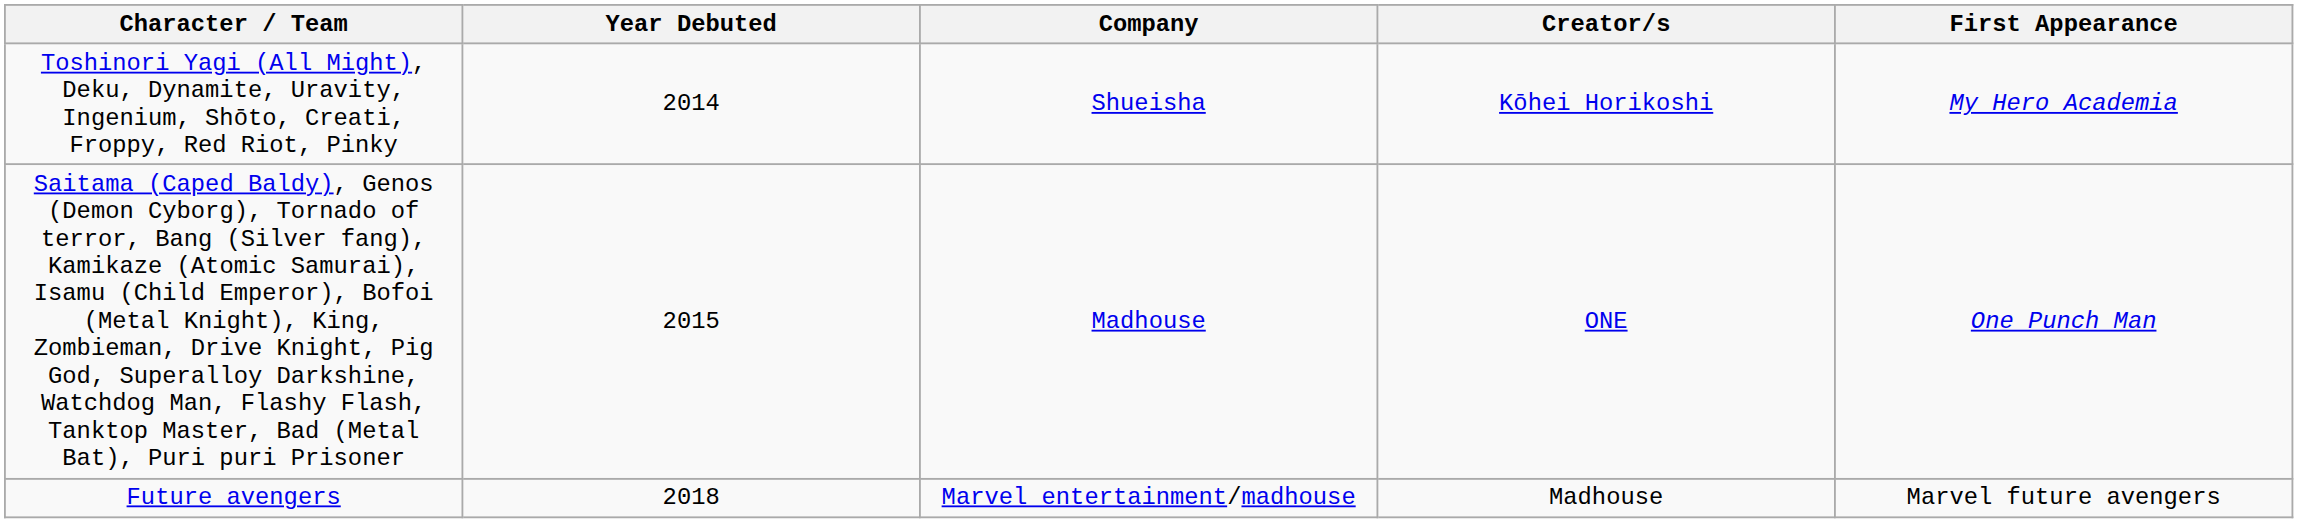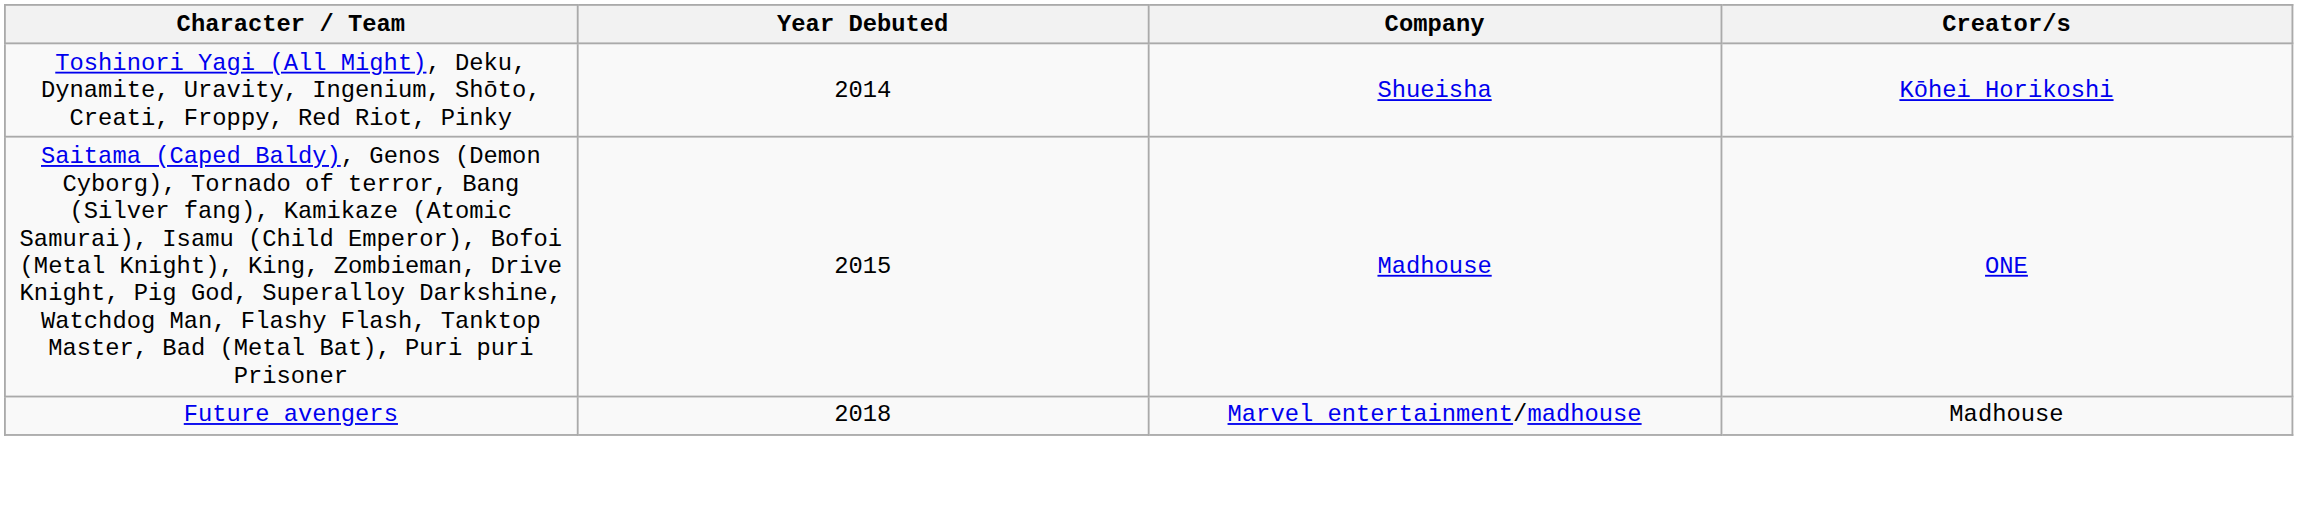- column: (2064, 24)
